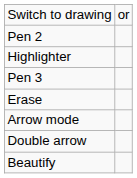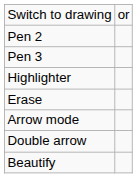rows swapped: (25, 78) <-> (39, 57)
